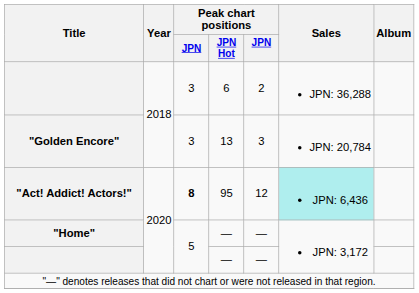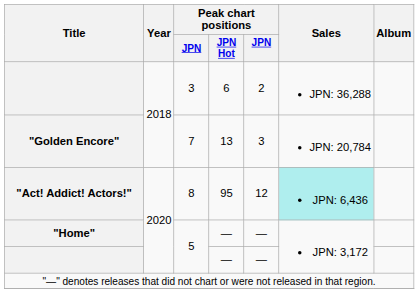(191, 141) 3 -> (191, 141) 7
(191, 193) bold -> (191, 193) normal
